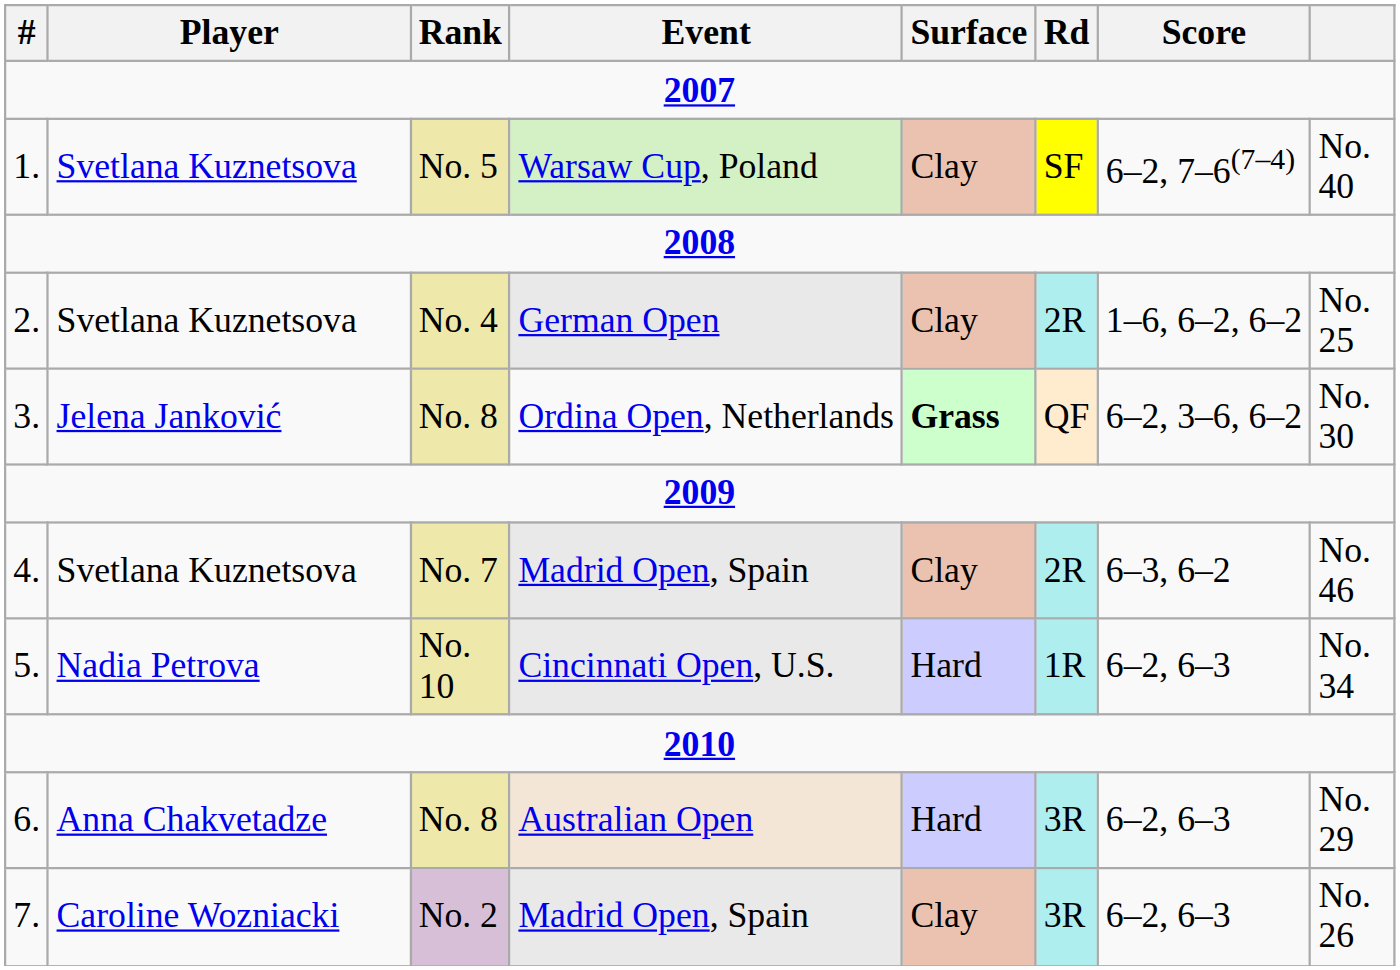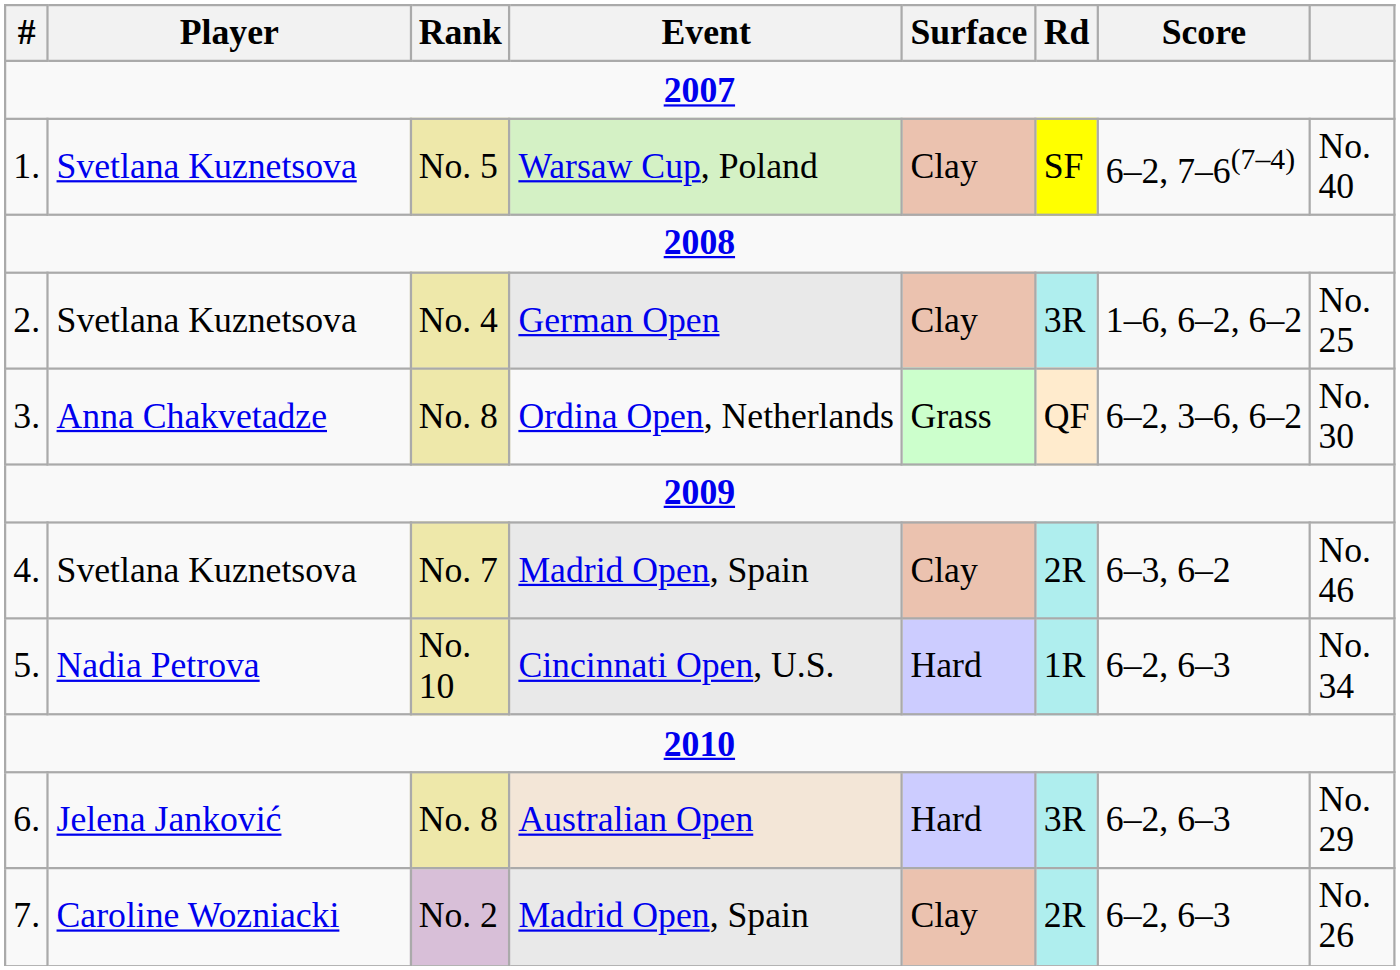(1065, 319) 2R -> (1065, 319) 3R
(169, 416) Jelena Janković -> (192, 416) Anna Chakvetadze
(955, 416) bold -> (951, 416) normal
(192, 819) Anna Chakvetadze -> (169, 819) Jelena Janković
(1065, 916) 3R -> (1065, 916) 2R
